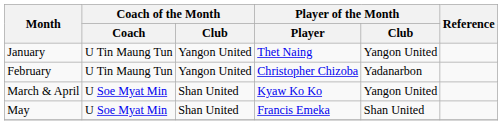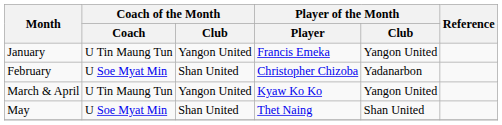(285, 52) Thet Naing -> (294, 52) Francis Emeka
(129, 71) U Tin Maung Tun -> (126, 71) U Soe Myat Min
(215, 71) Yangon United -> (208, 71) Shan United
(126, 91) U Soe Myat Min -> (129, 91) U Tin Maung Tun
(208, 91) Shan United -> (215, 91) Yangon United
(294, 110) Francis Emeka -> (285, 110) Thet Naing
